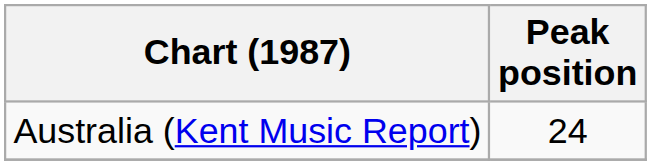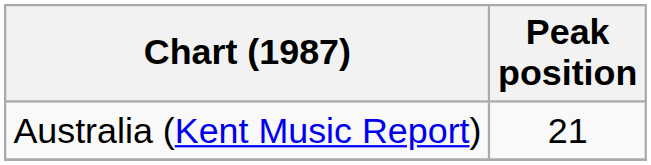(568, 130) 24 -> (568, 130) 21
